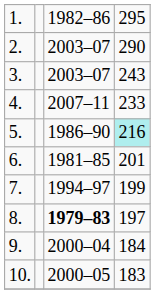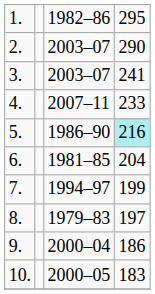(132, 75) 243 -> (132, 75) 241
(132, 160) 201 -> (132, 160) 204
(79, 217) bold -> (79, 217) normal
(132, 246) 184 -> (132, 246) 186
